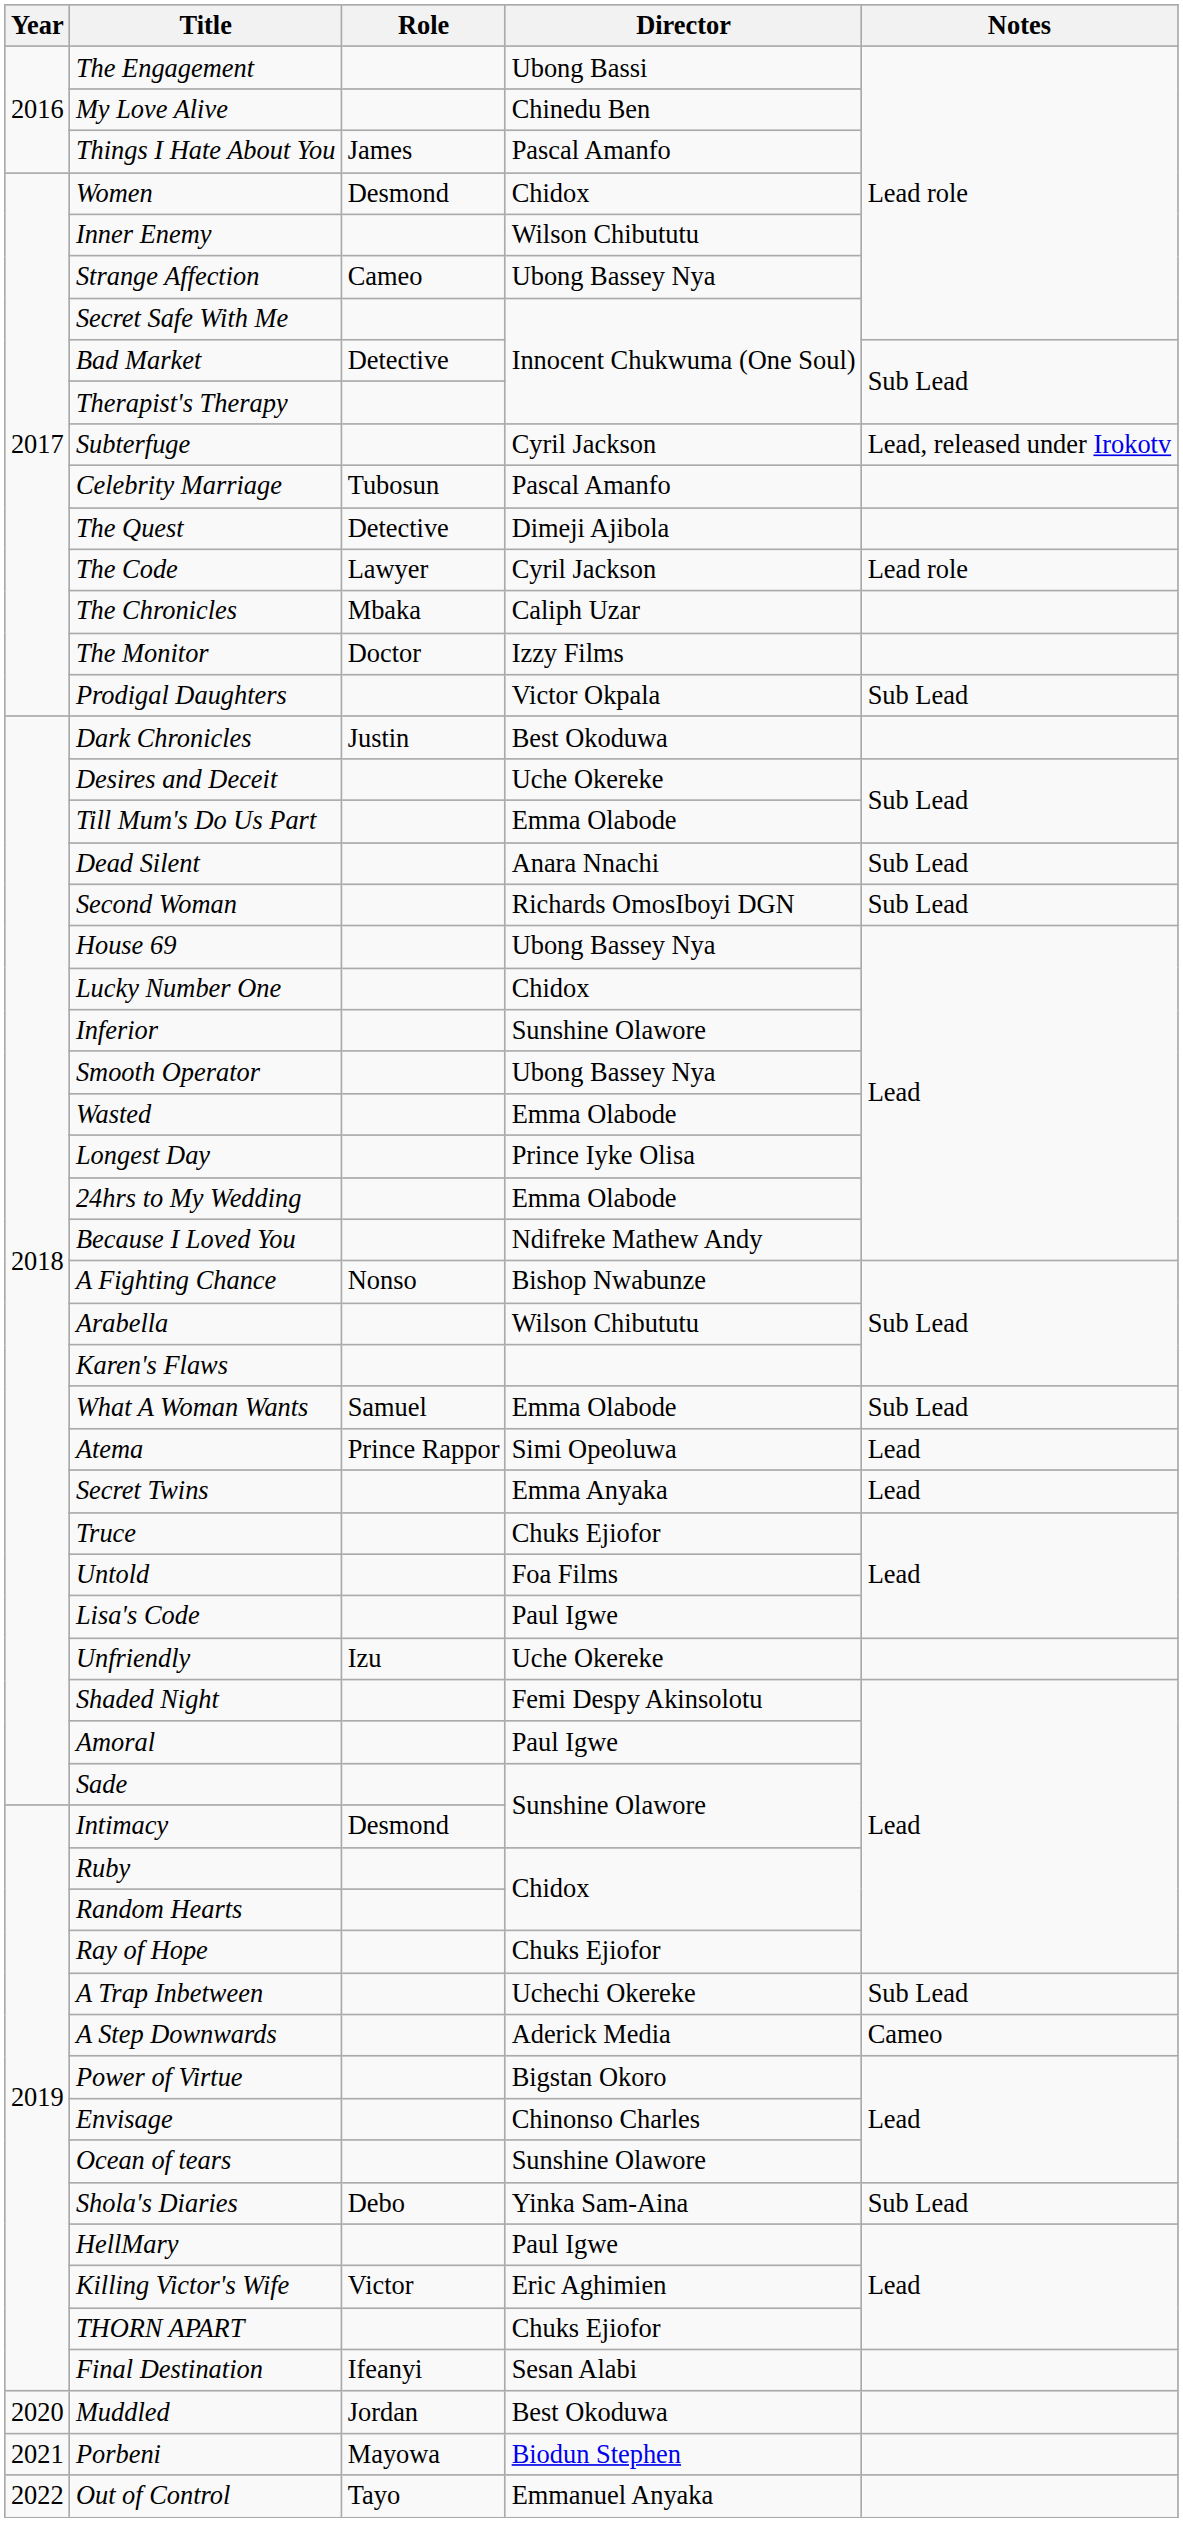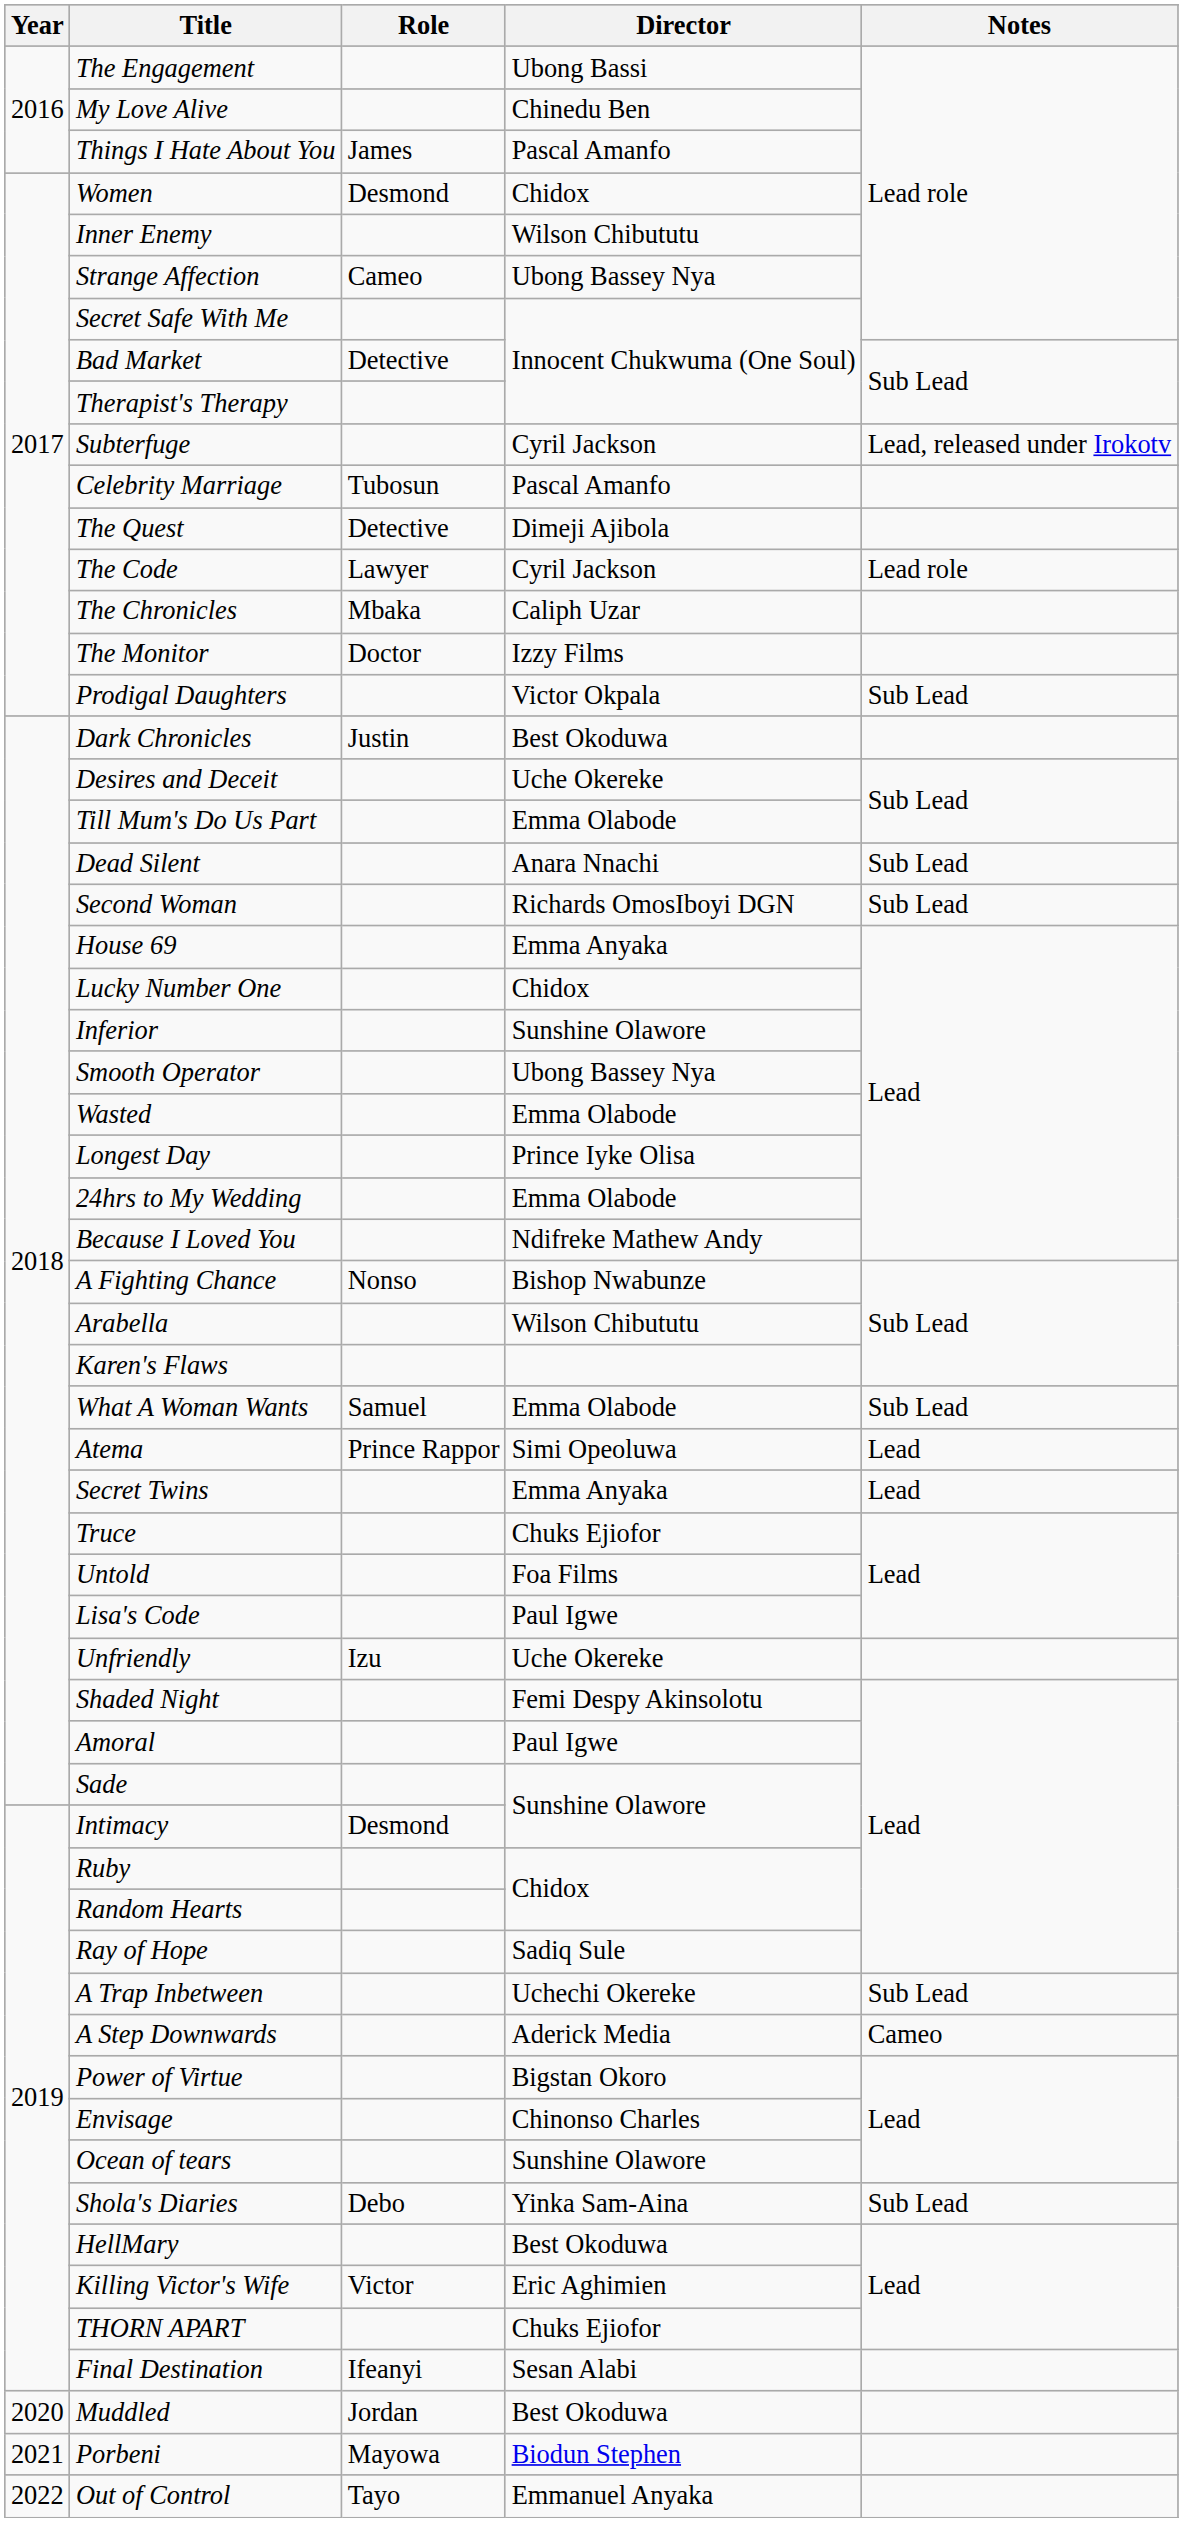(614, 946) Ubong Bassey Nya -> (590, 946) Emma Anyaka
(586, 1951) Chuks Ejiofor -> (568, 1951) Sadiq Sule
(565, 2244) Paul Igwe -> (590, 2244) Best Okoduwa
